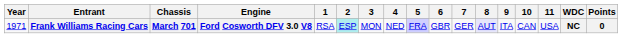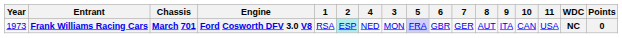columns swapped: (371, 12) <-> (395, 12)
(16, 26) 1971 -> (16, 26) 1973
(487, 26) lavender background -> (487, 26) no background
